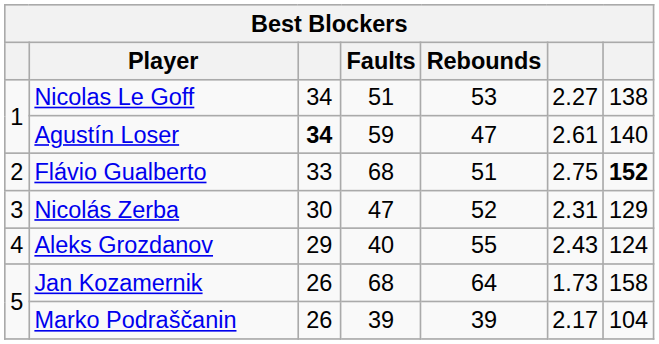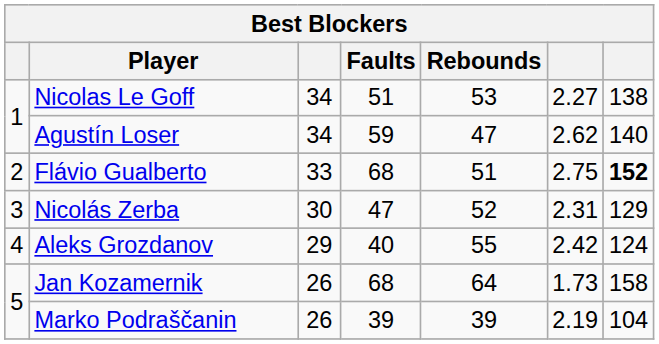(319, 135) bold -> (319, 135) normal
(575, 135) 2.61 -> (575, 135) 2.62
(575, 246) 2.43 -> (575, 246) 2.42
(575, 320) 2.17 -> (575, 320) 2.19
